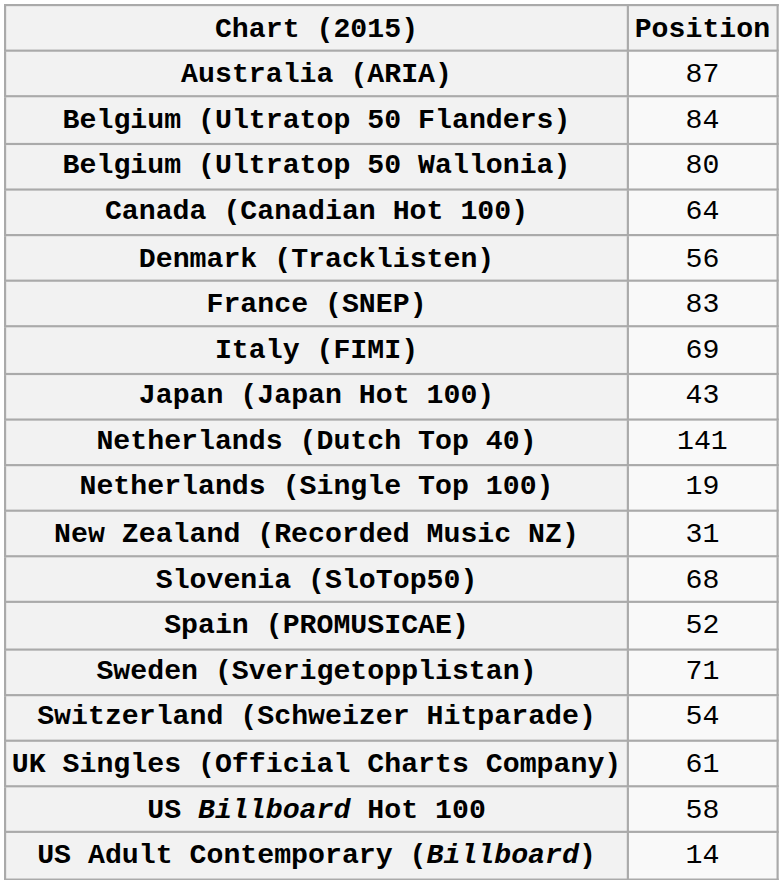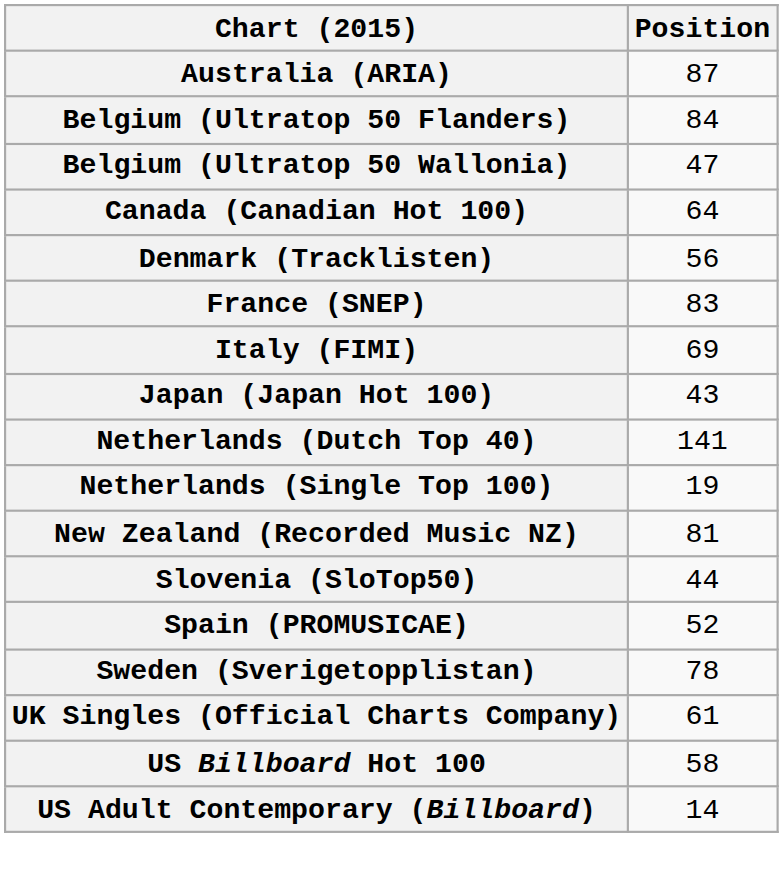(702, 166) 80 -> (702, 166) 47
(702, 534) 31 -> (702, 534) 81
(702, 580) 68 -> (702, 580) 44
(702, 672) 71 -> (702, 672) 78
- row: (317, 718)
